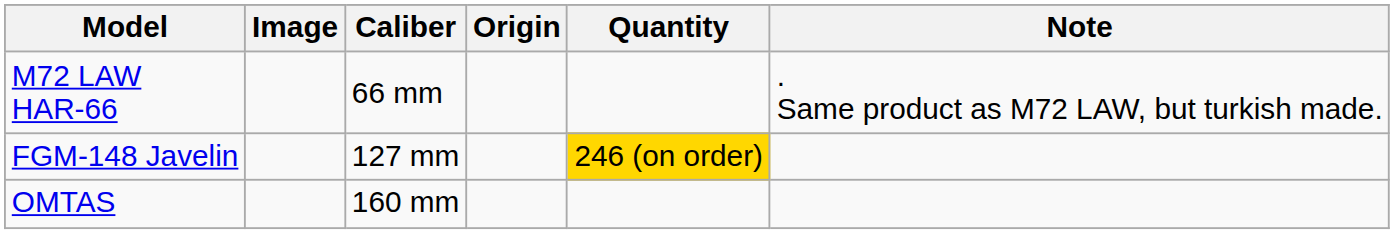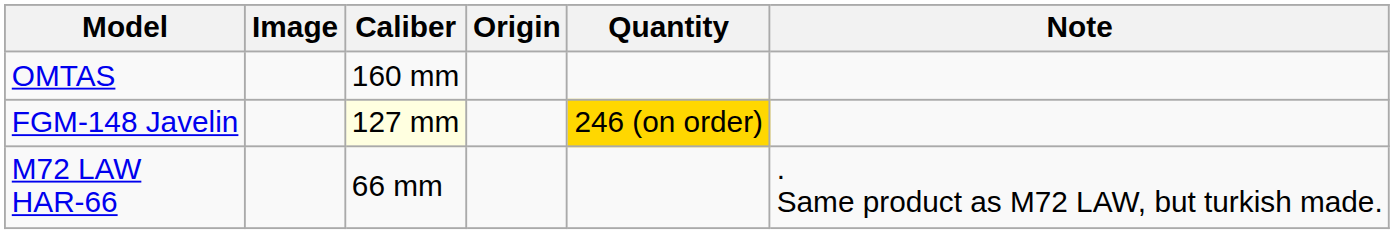rows swapped: (77, 92) <-> (64, 203)
(406, 155) no background -> (406, 122) lightyellow background
